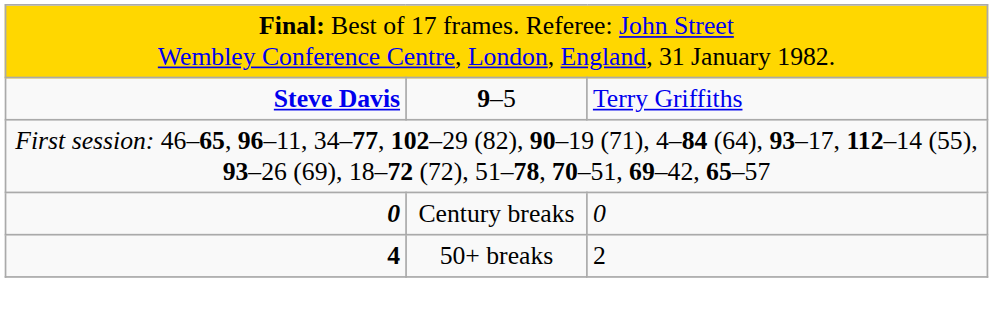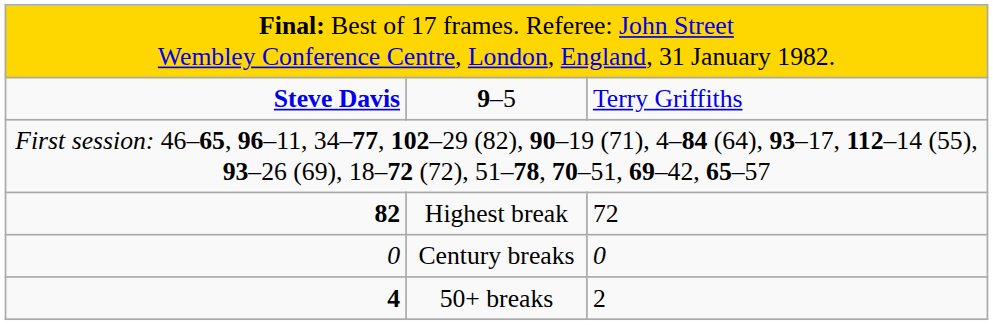+ row: (496, 213)
(394, 213) bold -> (394, 256) normal
